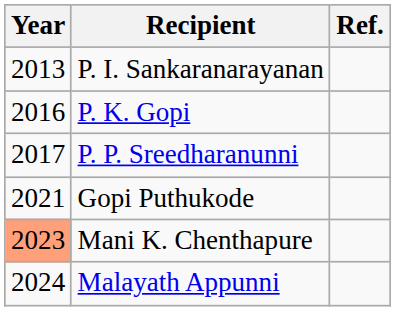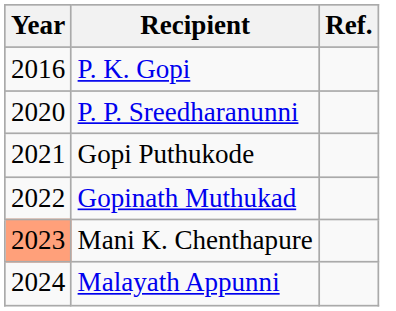- row: (201, 68)
(38, 154) 2017 -> (38, 111) 2020
+ row: (187, 197)
